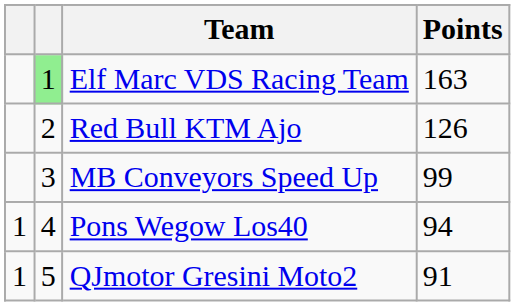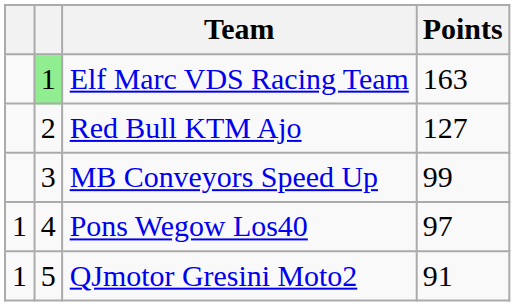(445, 128) 126 -> (445, 128) 127
(438, 226) 94 -> (438, 226) 97
